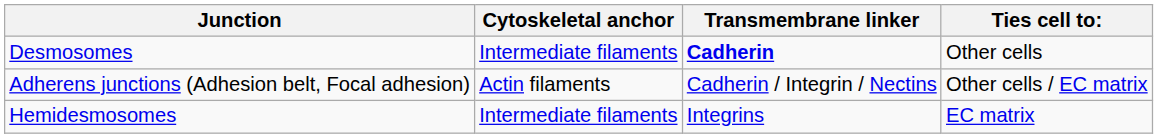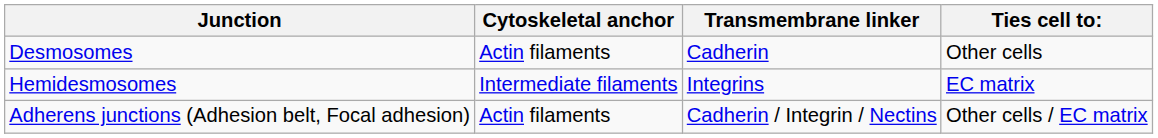(578, 52) Intermediate filaments -> (545, 52) Actin filaments
(730, 52) bold -> (728, 52) normal
rows swapped: (93, 116) <-> (240, 84)
